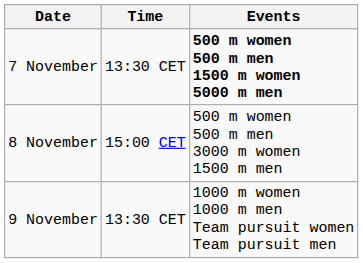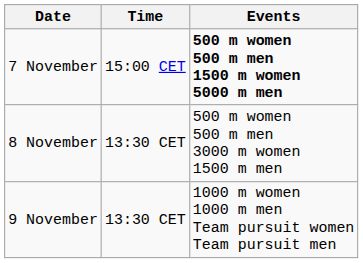(145, 67) 13:30 CET -> (145, 67) 15:00 CET
(145, 143) 15:00 CET -> (145, 143) 13:30 CET
